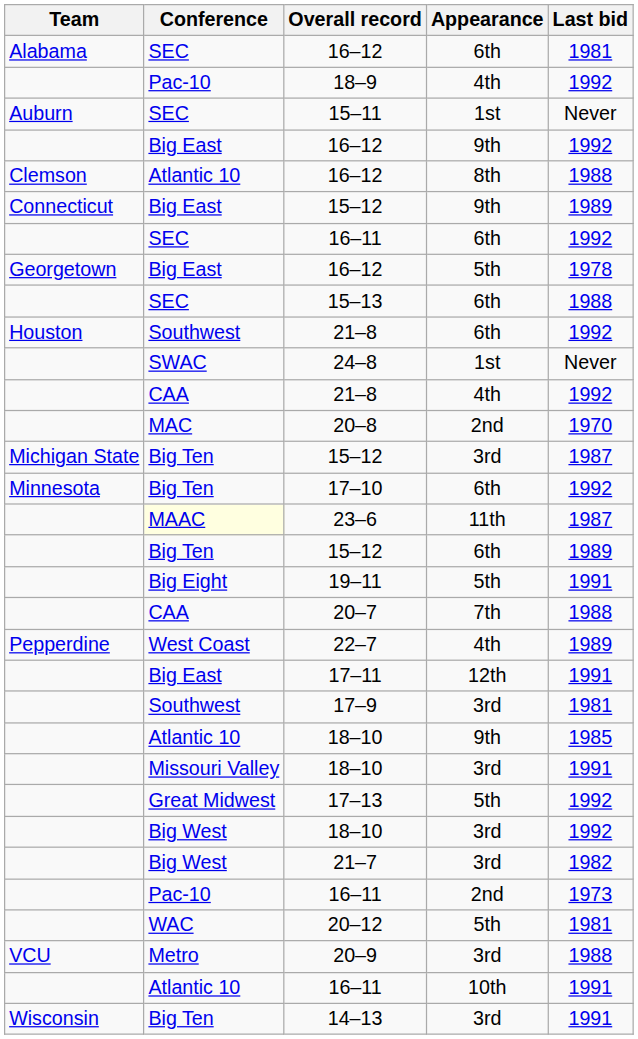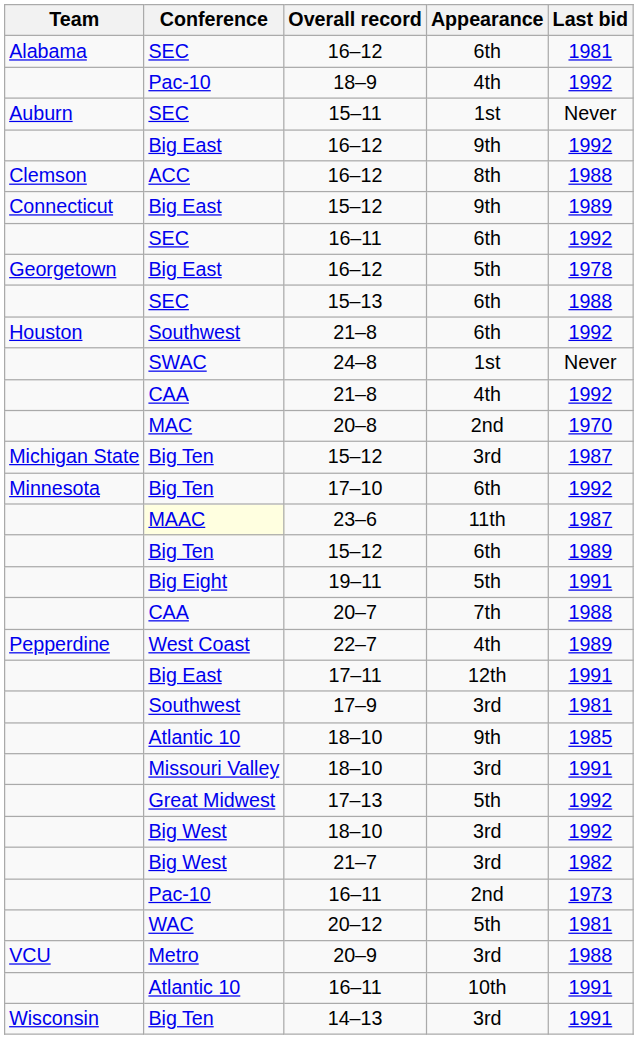(194, 176) Atlantic 10 -> (169, 176) ACC
